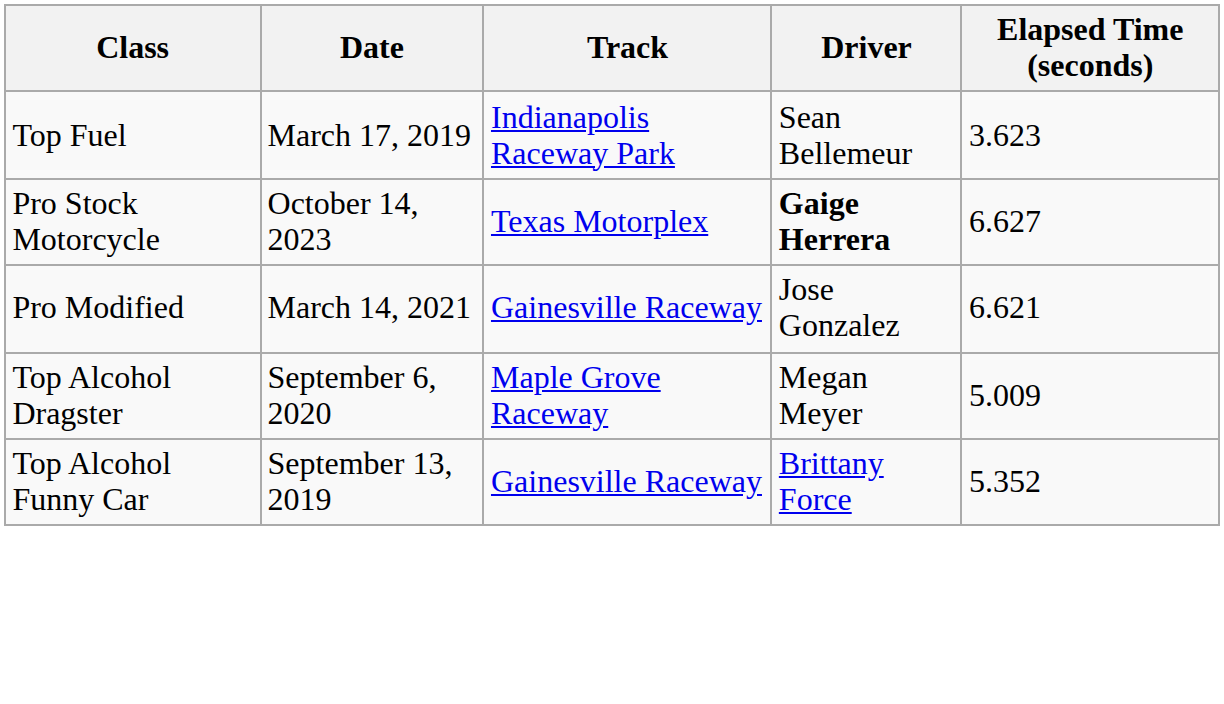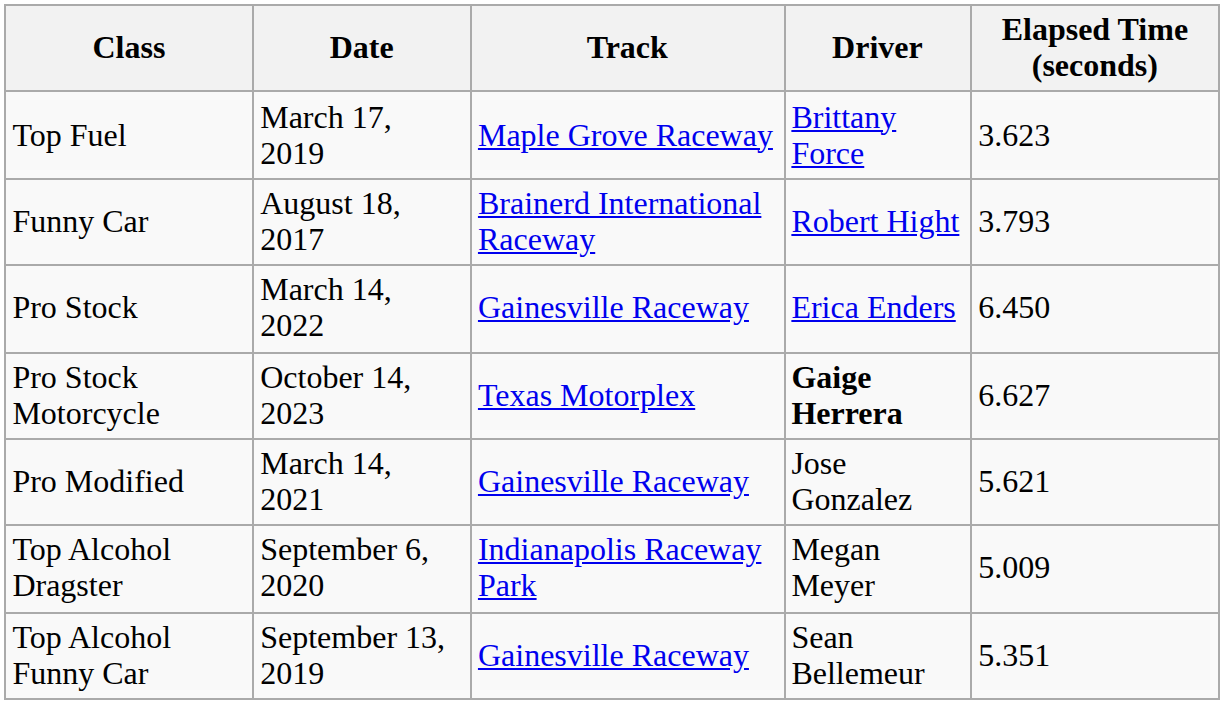(583, 134) Indianapolis Raceway Park -> (625, 134) Maple Grove Raceway
(845, 134) Sean Bellemeur -> (844, 134) Brittany Force
+ row: (80, 221)
+ row: (75, 308)
(1005, 308) 6.621 -> (1014, 481) 5.621
(576, 394) Maple Grove Raceway -> (620, 568) Indianapolis Raceway Park
(831, 481) Brittany Force -> (858, 655) Sean Bellemeur
(1005, 481) 5.352 -> (1014, 655) 5.351
